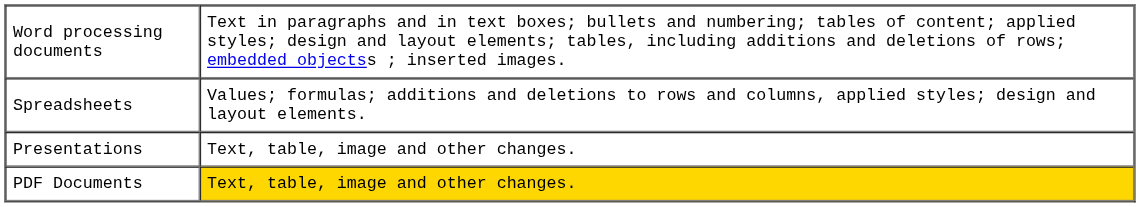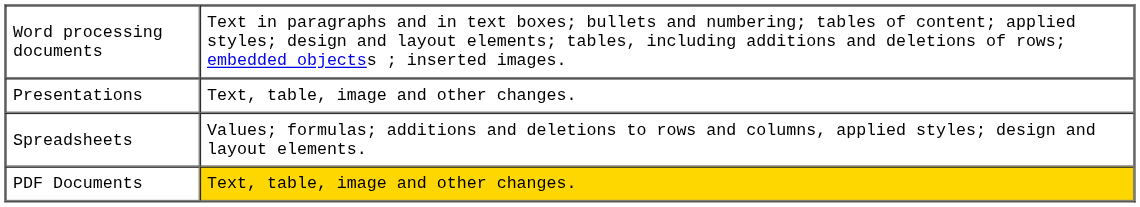rows swapped: (73, 105) <-> (78, 149)
